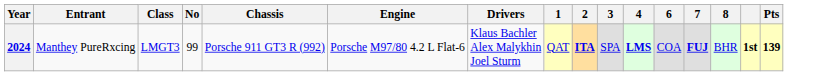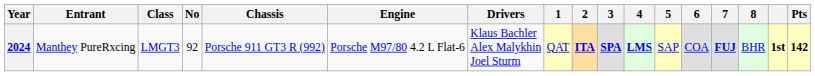+ column: (668, 14)
(192, 47) 99 -> (192, 47) 92
(610, 47) normal -> (611, 47) bold
(772, 47) 139 -> (799, 47) 142
